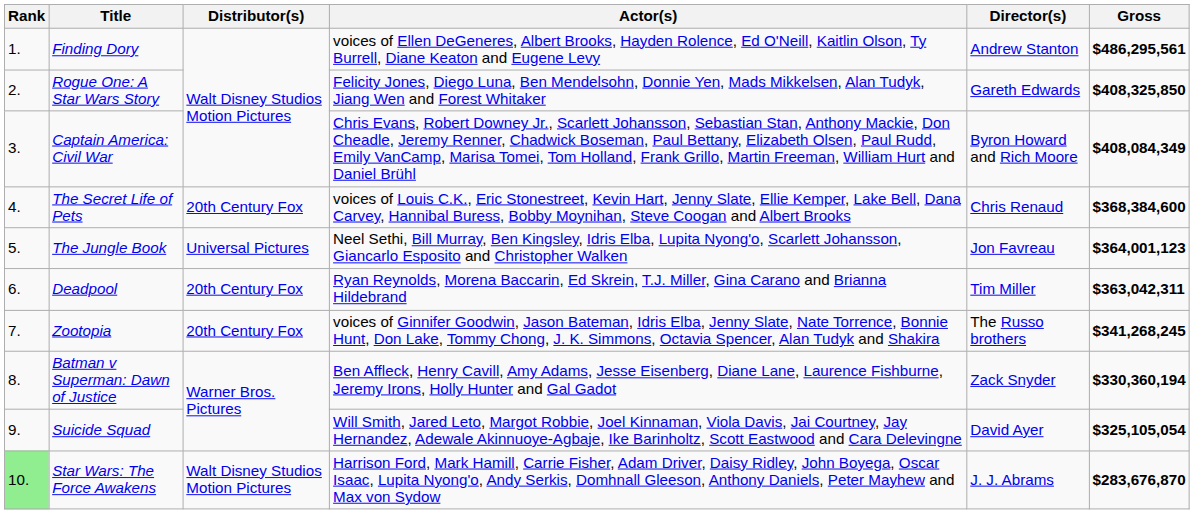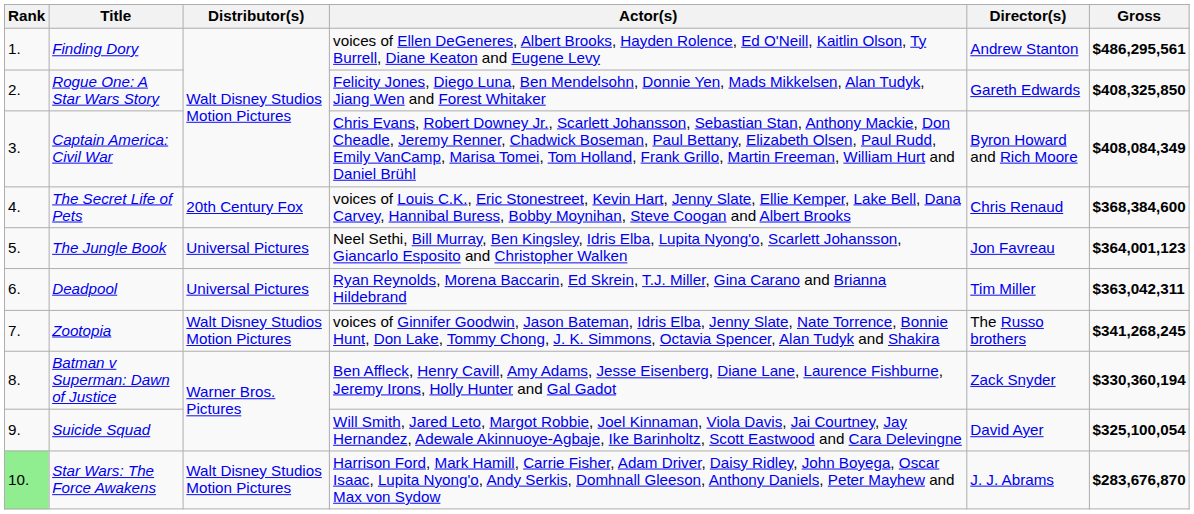(245, 289) 20th Century Fox -> (248, 289) Universal Pictures
(245, 330) 20th Century Fox -> (254, 330) Walt Disney Studios Motion Pictures
(1139, 430) $325,105,054 -> (1139, 430) $325,100,054
